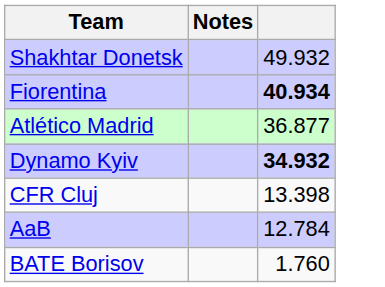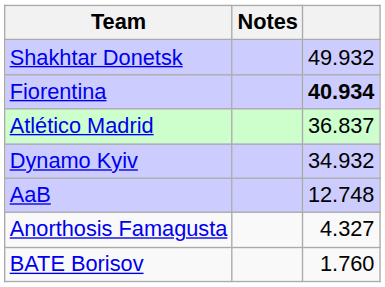(296, 126) 36.877 -> (341, 126) 36.837
(296, 160) bold -> (341, 160) normal
- row: (54, 195)
(296, 229) 12.784 -> (341, 195) 12.748
+ row: (119, 229)
